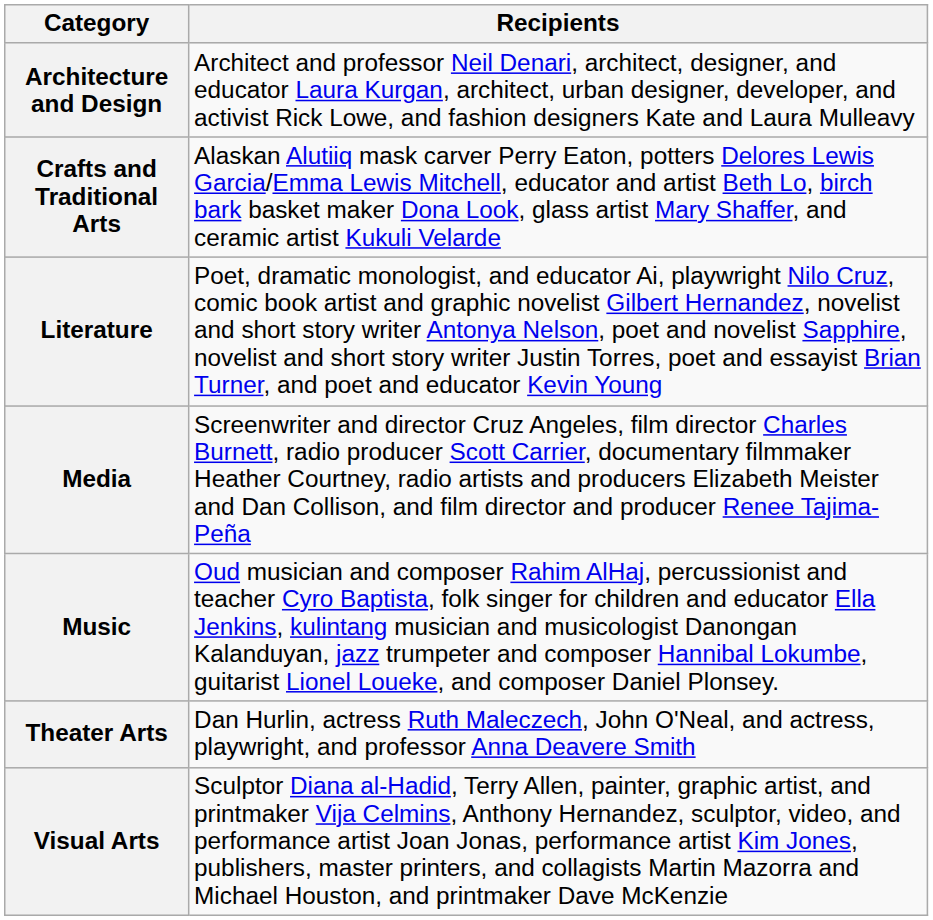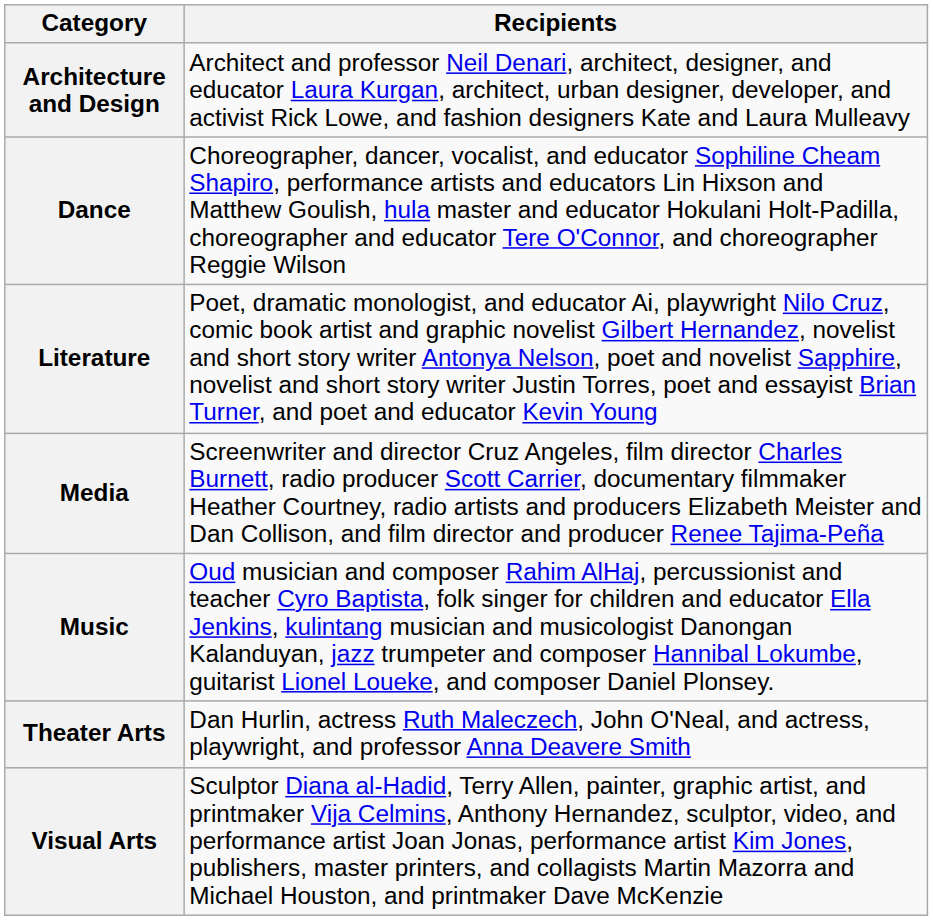- row: (97, 196)
+ row: (94, 210)
